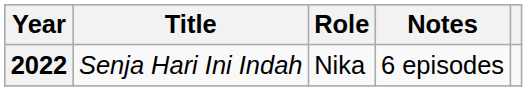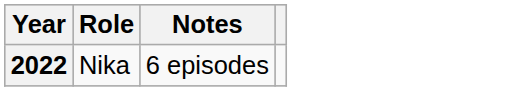- column: (191, 24)
